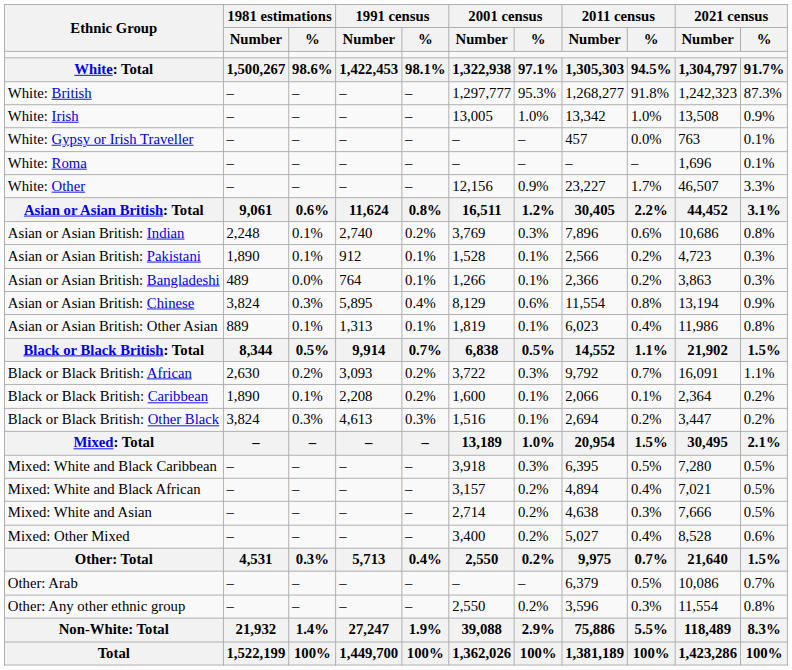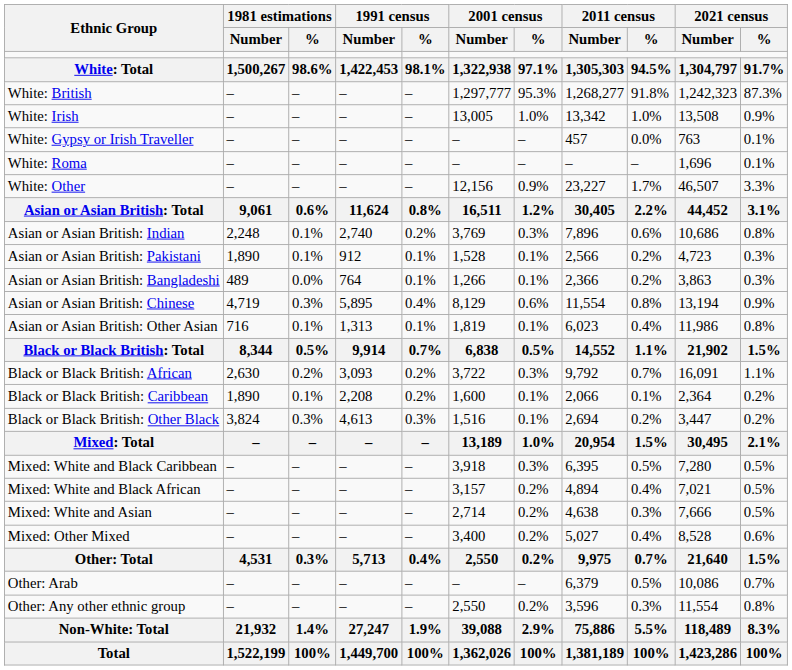(243, 303) 3,824 -> (243, 303) 4,719
(237, 326) 889 -> (237, 326) 716
